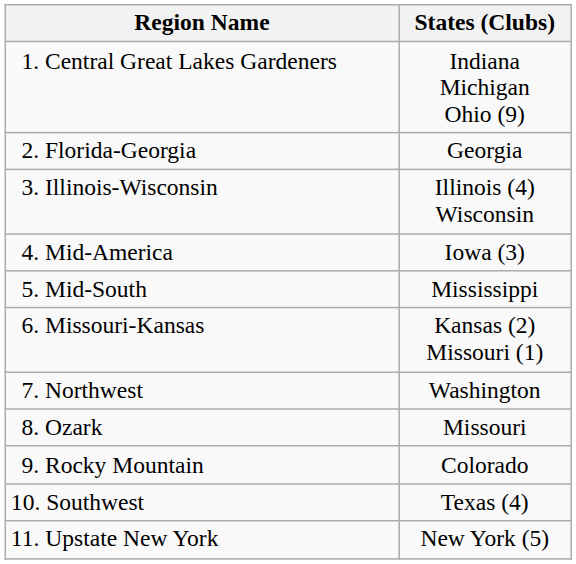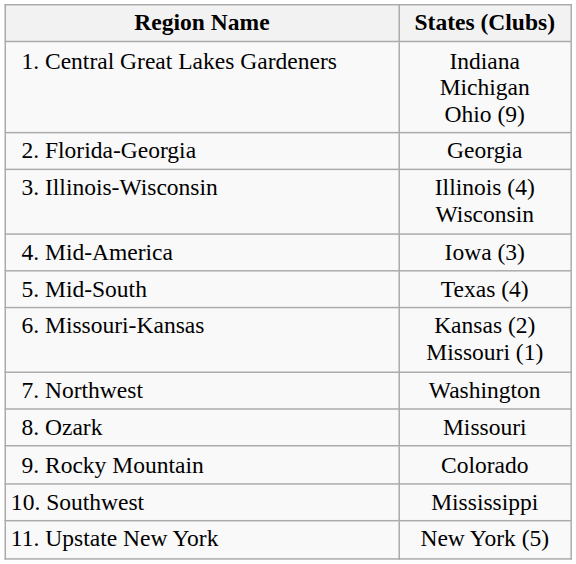(485, 289) Mississippi -> (485, 289) Texas (4)
(485, 502) Texas (4) -> (485, 502) Mississippi
